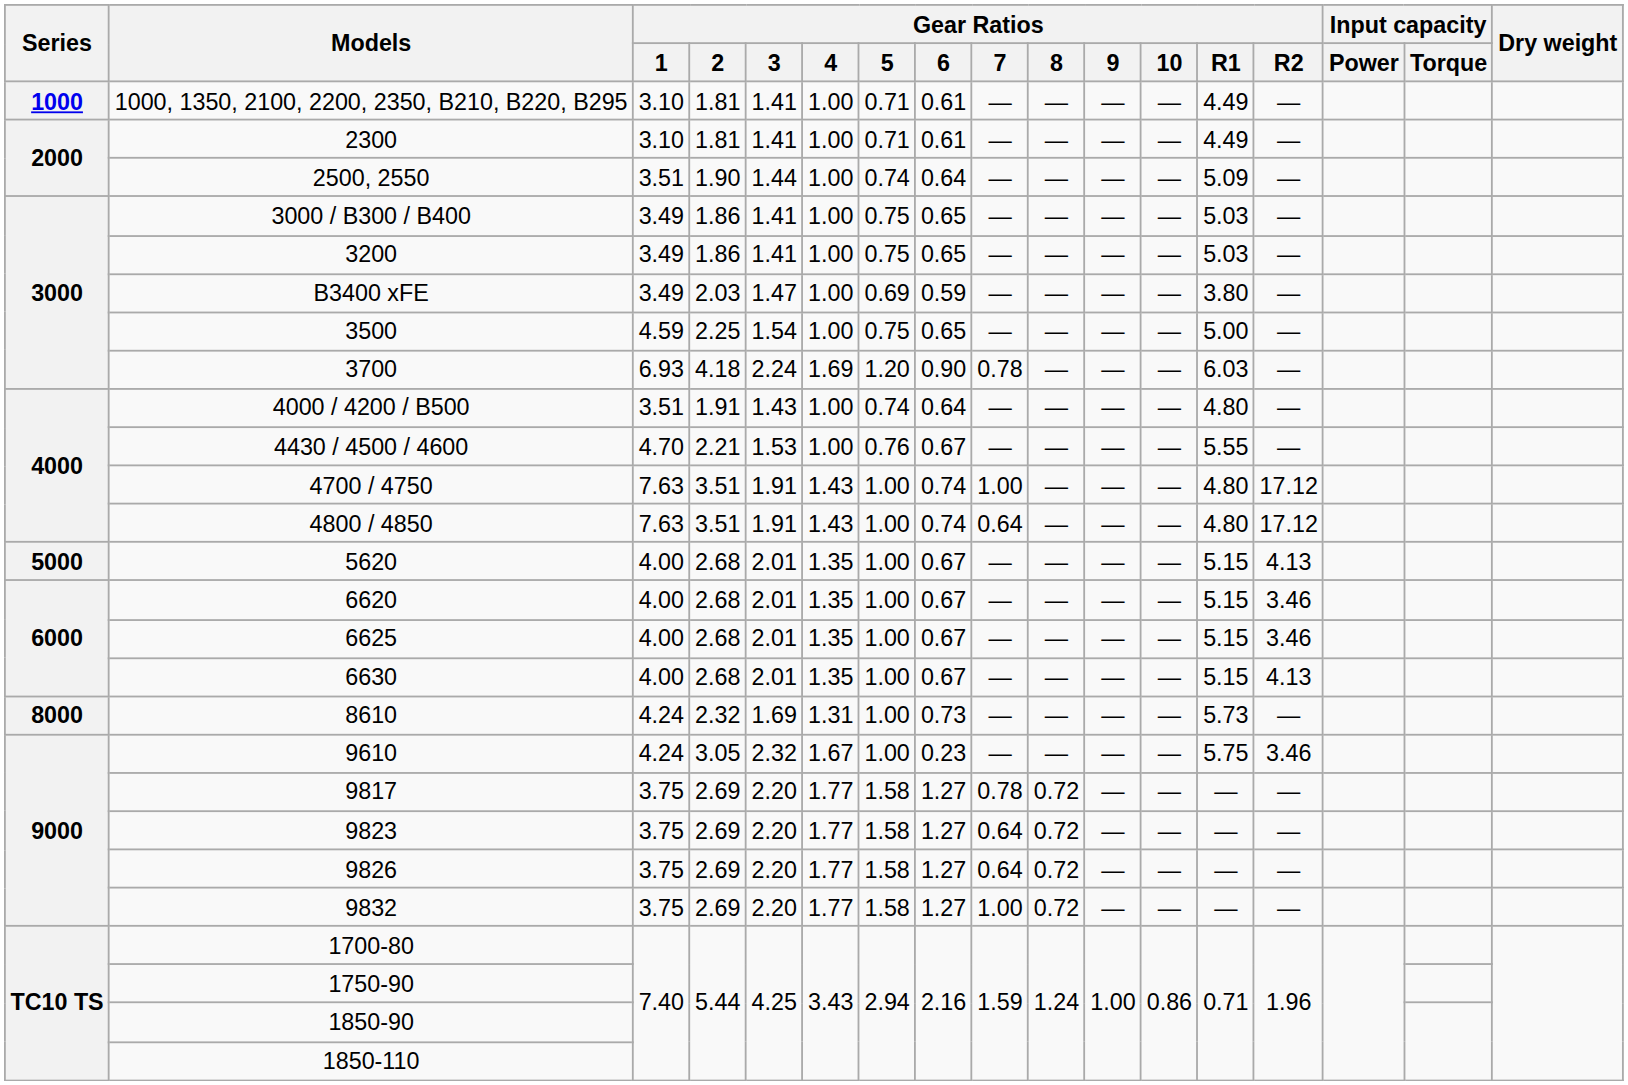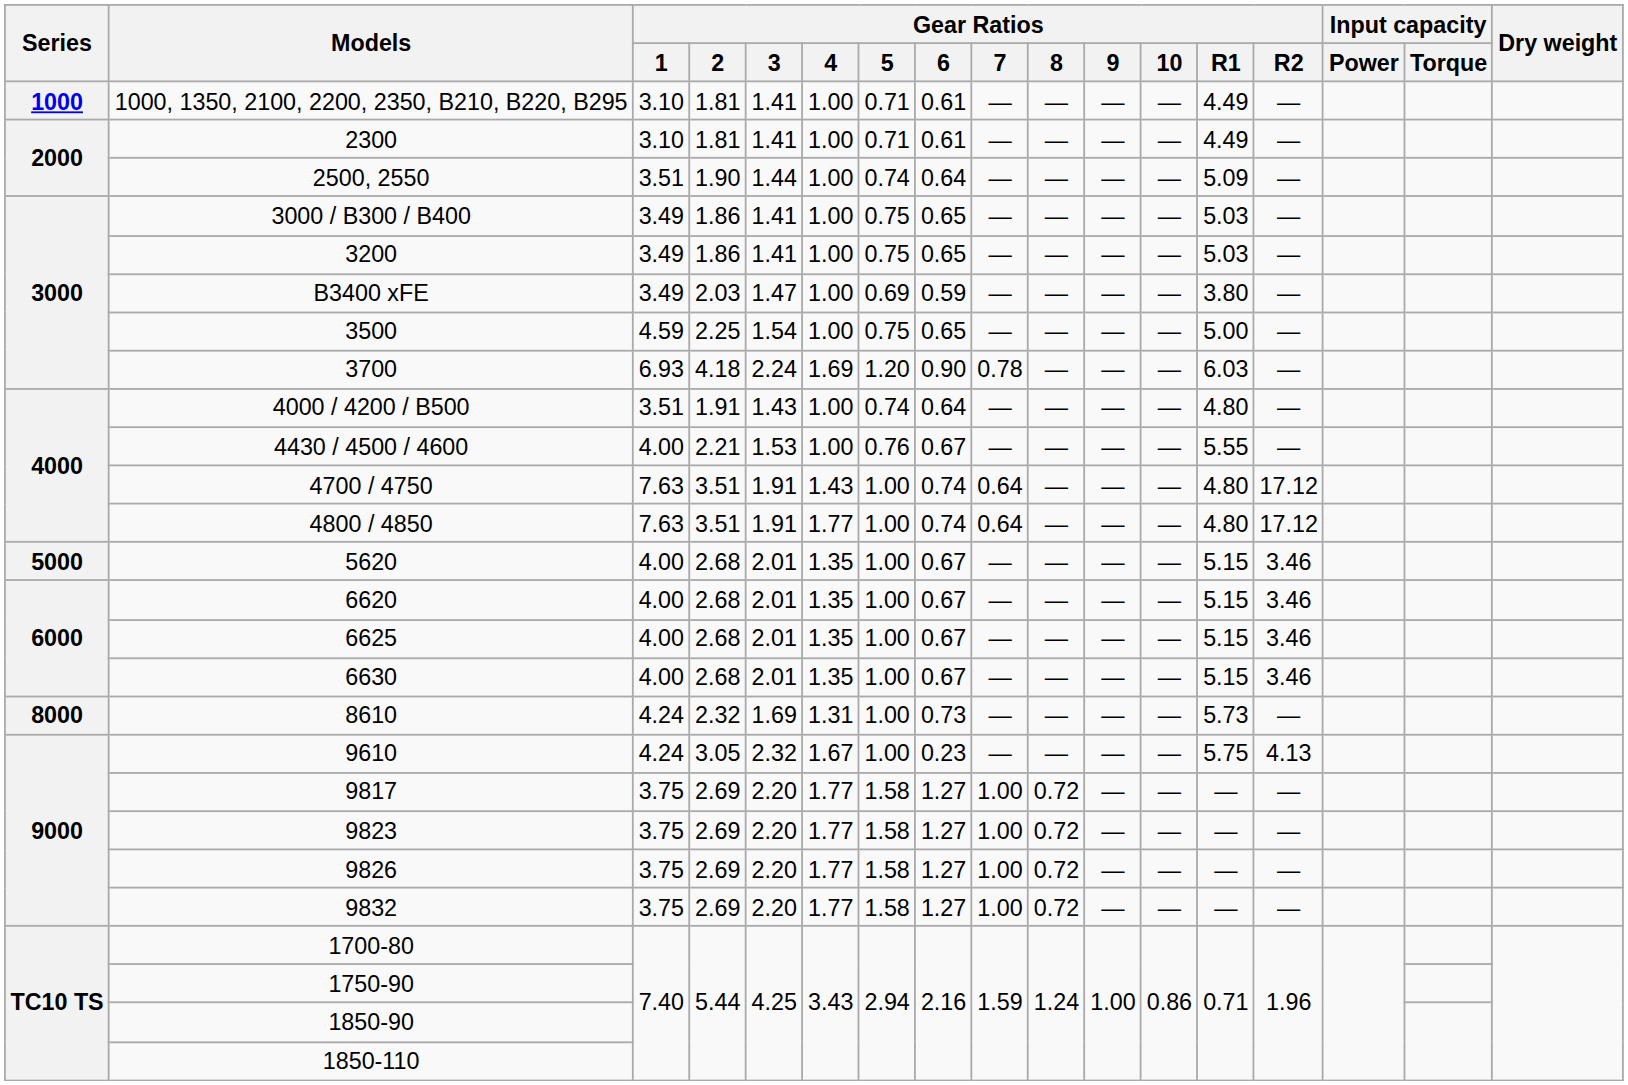(661, 446) 4.70 -> (661, 446) 4.00
(1000, 485) 1.00 -> (1000, 485) 0.64
(831, 523) 1.43 -> (831, 523) 1.77
(1289, 561) 4.13 -> (1289, 561) 3.46
(1289, 677) 4.13 -> (1289, 677) 3.46
(1289, 753) 3.46 -> (1289, 753) 4.13
(1000, 792) 0.78 -> (1000, 792) 1.00
(1000, 830) 0.64 -> (1000, 830) 1.00
(1000, 868) 0.64 -> (1000, 868) 1.00
